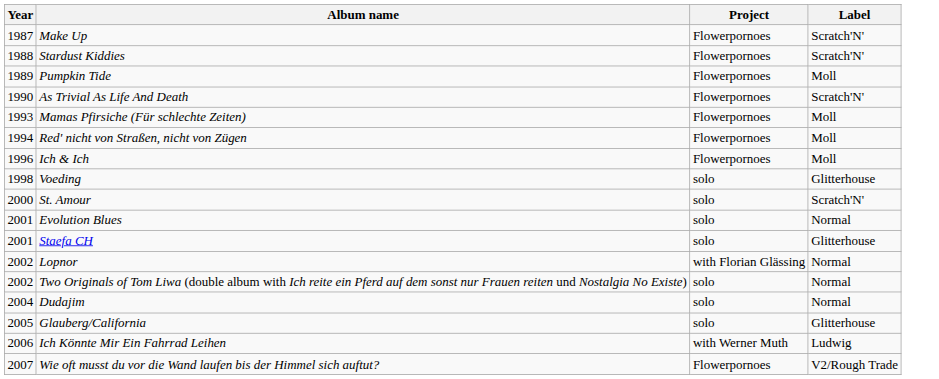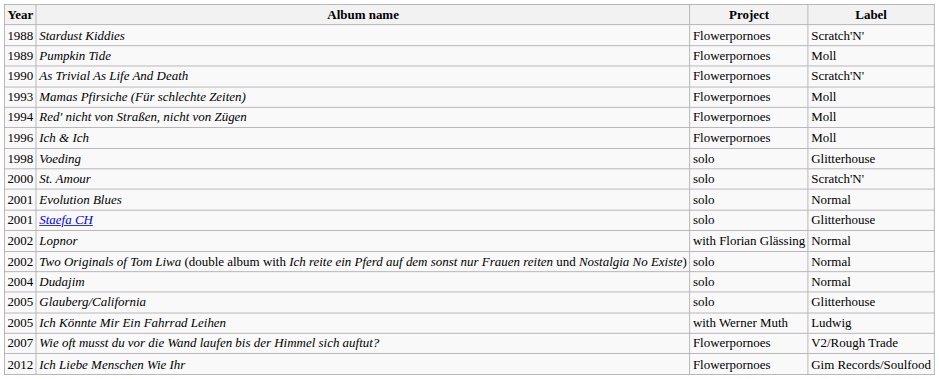- row: (63, 35)
(20, 343) 2006 -> (20, 323) 2005
+ row: (112, 364)
